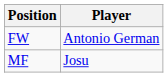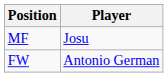rows swapped: (18, 60) <-> (18, 38)
